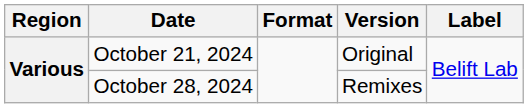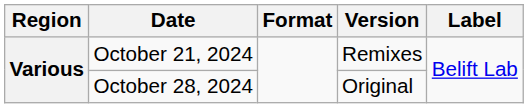(378, 53) Original -> (382, 53) Remixes
(382, 86) Remixes -> (378, 86) Original
